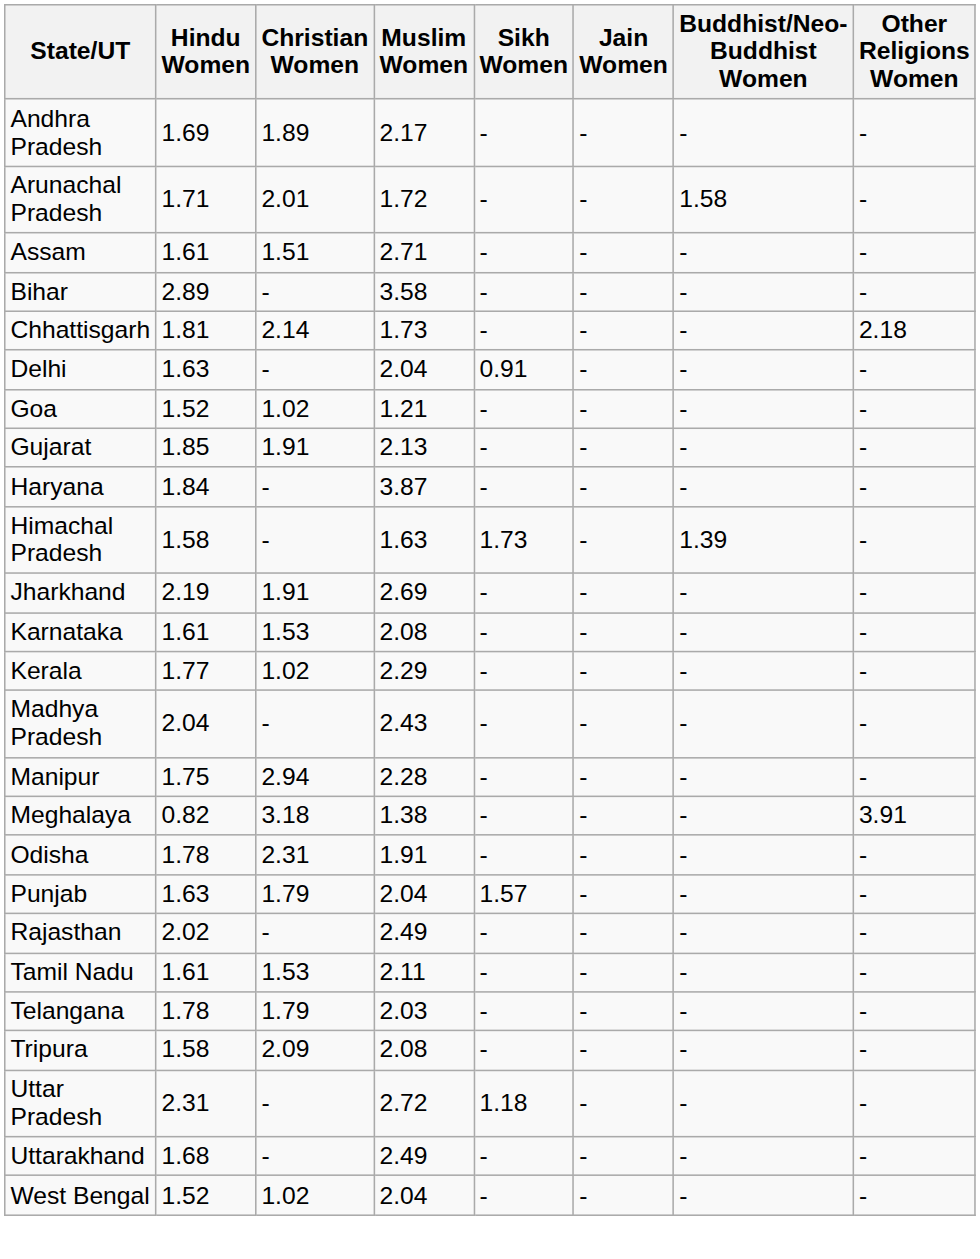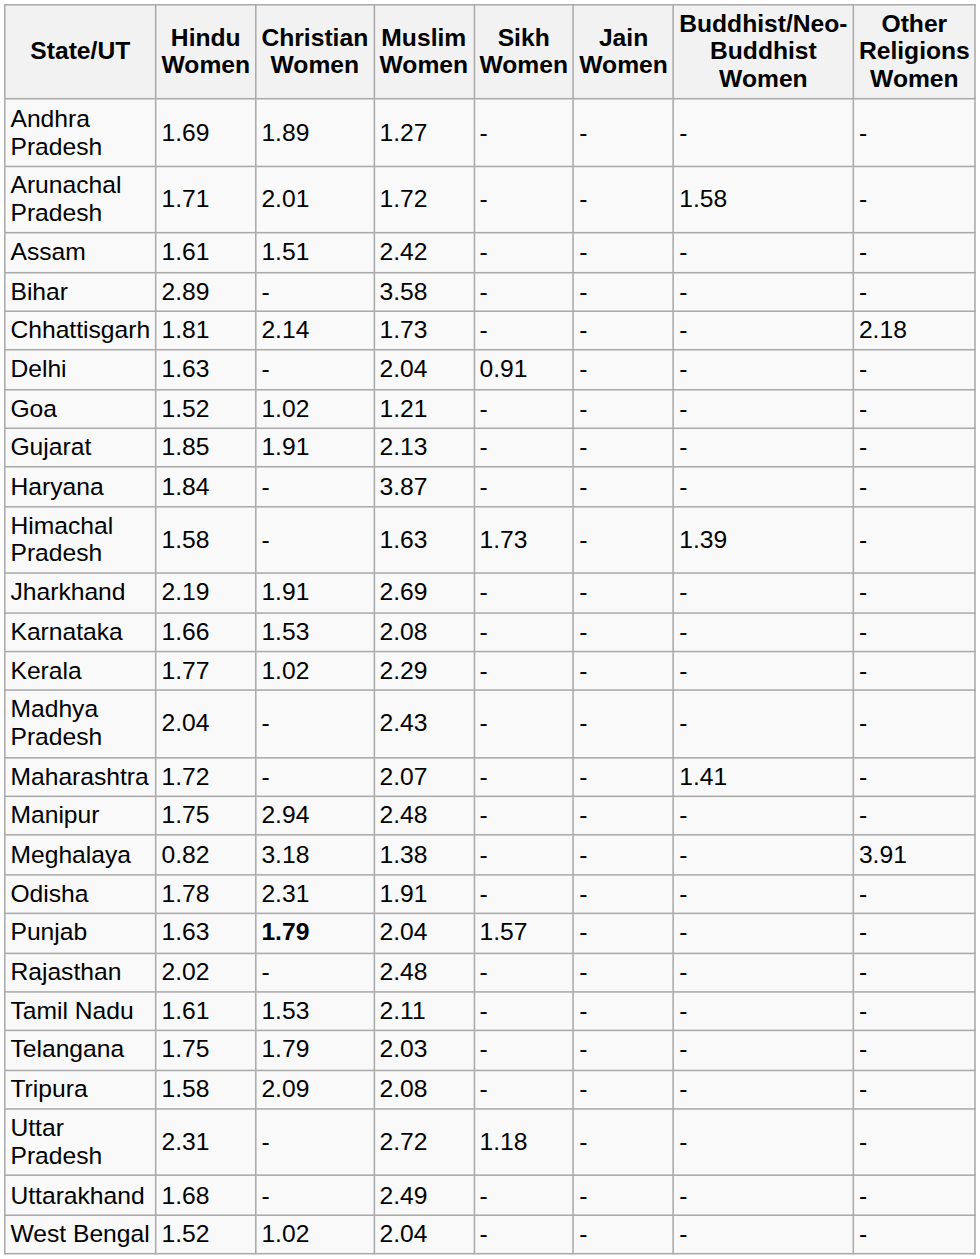(404, 132) 2.17 -> (404, 132) 1.27
(404, 252) 2.71 -> (404, 252) 2.42
(185, 631) 1.61 -> (185, 631) 1.66
+ row: (80, 776)
(404, 776) 2.28 -> (404, 815) 2.48
(285, 893) normal -> (285, 932) bold
(404, 932) 2.49 -> (404, 971) 2.48
(185, 1010) 1.78 -> (185, 1050) 1.75
